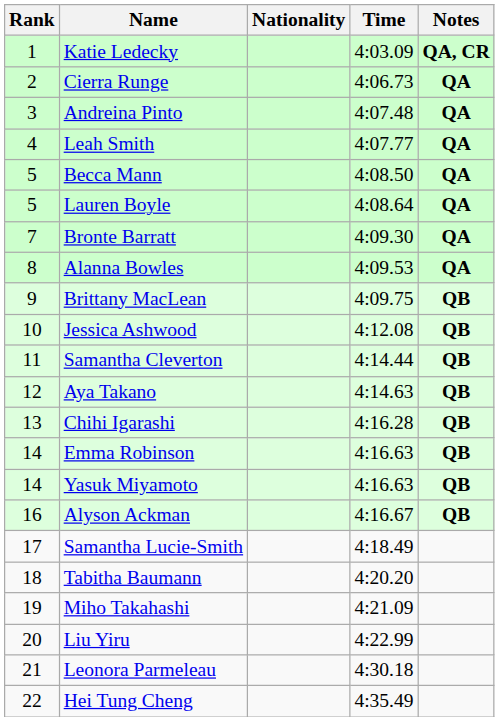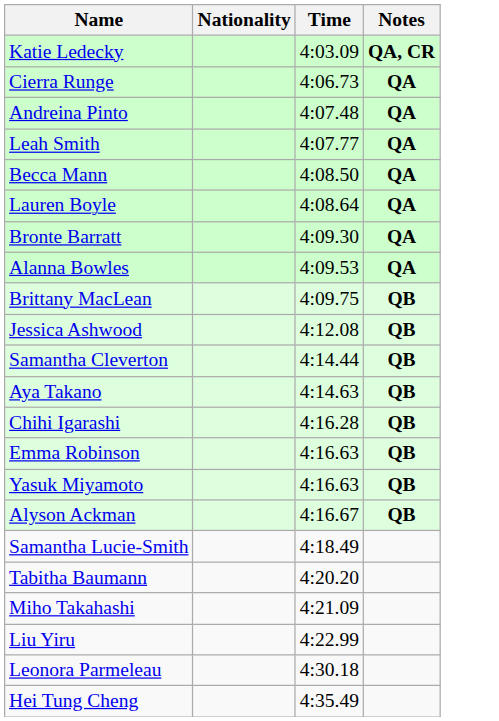- column: (32, 19)
